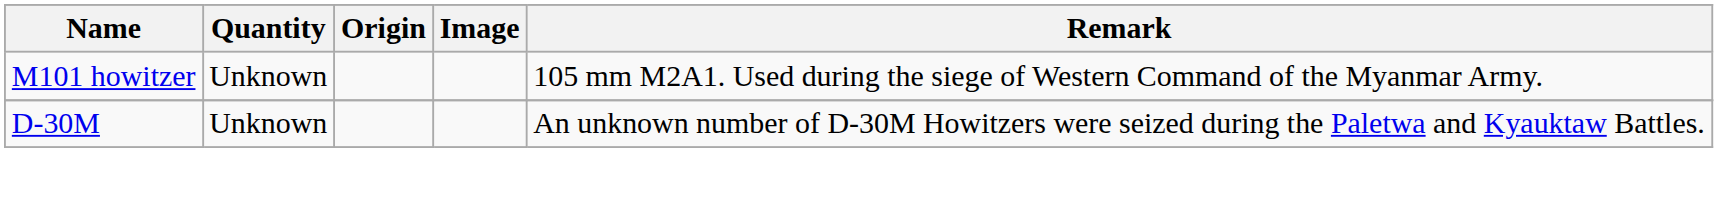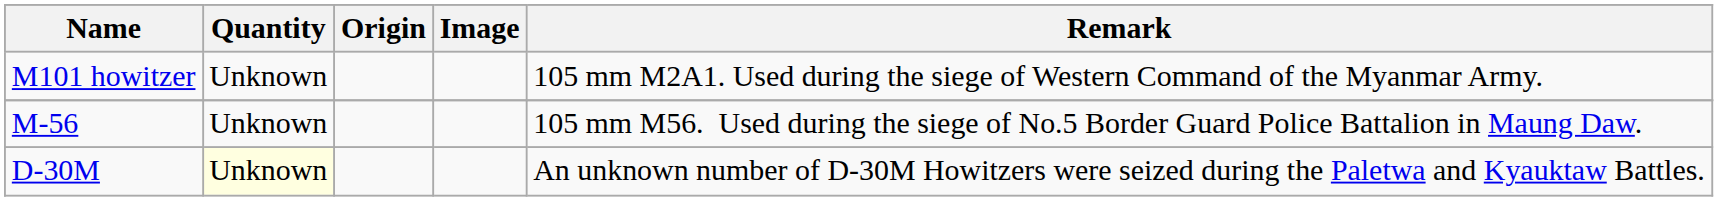+ row: (45, 123)
(268, 123) no background -> (268, 170) lightyellow background
